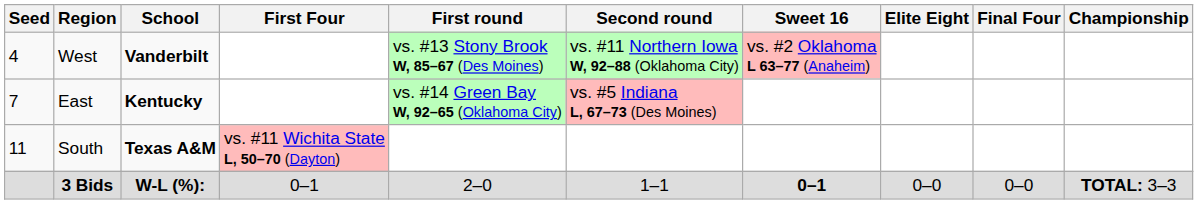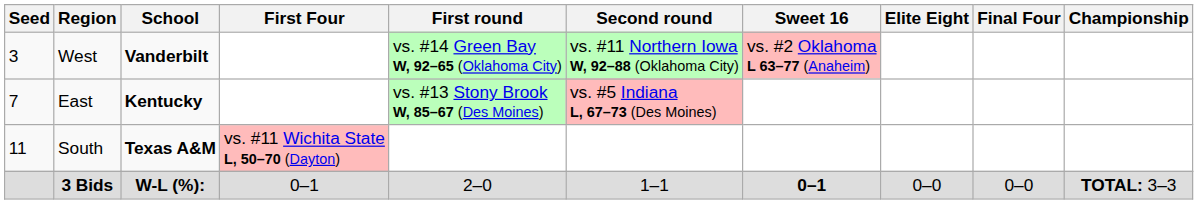(13, 56) 4 -> (13, 56) 3
(470, 56) vs. #13 Stony Brook W, 85–67 (Des Moines) -> (477, 56) vs. #14 Green Bay W, 92–65 (Oklahoma City)
(477, 102) vs. #14 Green Bay W, 92–65 (Oklahoma City) -> (470, 102) vs. #13 Stony Brook W, 85–67 (Des Moines)
